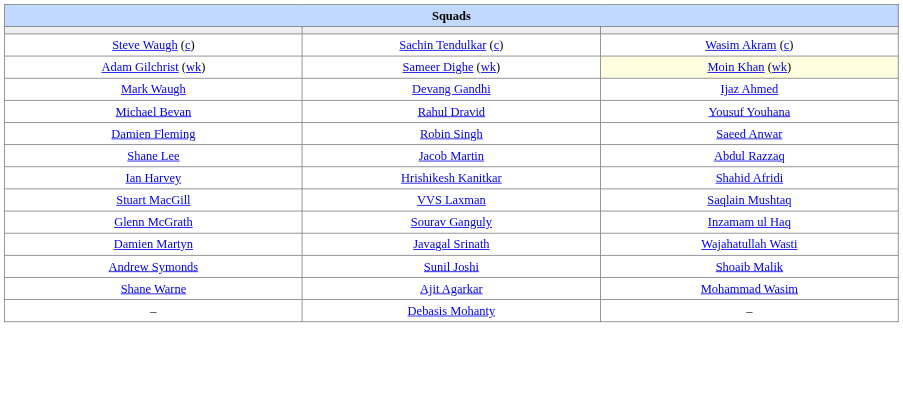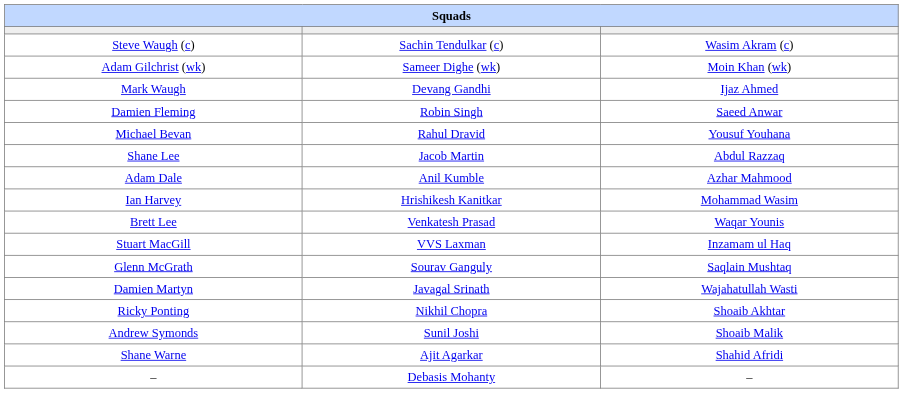(749, 67) lightyellow background -> (749, 67) no background
rows swapped: (153, 111) <-> (153, 133)
+ row: (153, 177)
(749, 177) Shahid Afridi -> (749, 200) Mohammad Wasim
+ row: (153, 222)
(749, 200) Saqlain Mushtaq -> (749, 244) Inzamam ul Haq
(749, 222) Inzamam ul Haq -> (749, 266) Saqlain Mushtaq
+ row: (153, 310)
(749, 288) Mohammad Wasim -> (749, 355) Shahid Afridi
